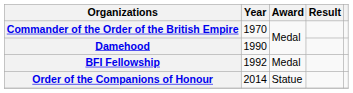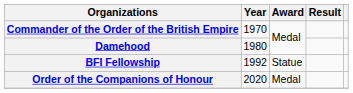(255, 46) 1990 -> (255, 46) 1980
(286, 63) Medal -> (287, 63) Statue
(255, 79) 2014 -> (255, 79) 2020
(287, 79) Statue -> (286, 79) Medal
